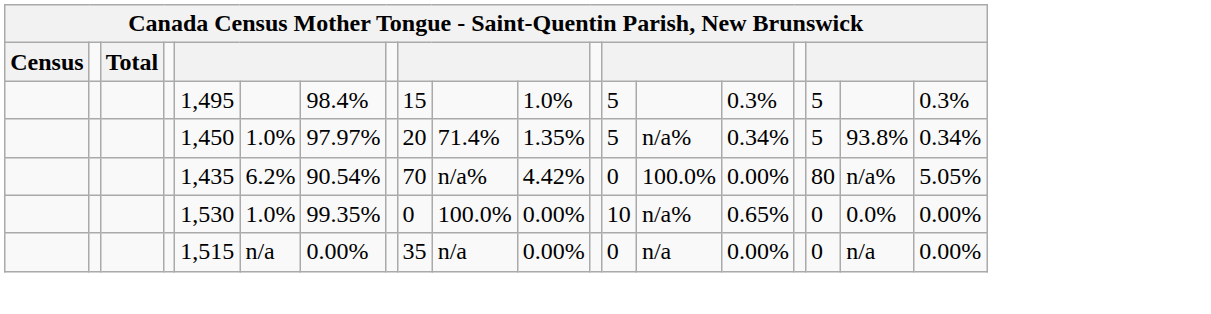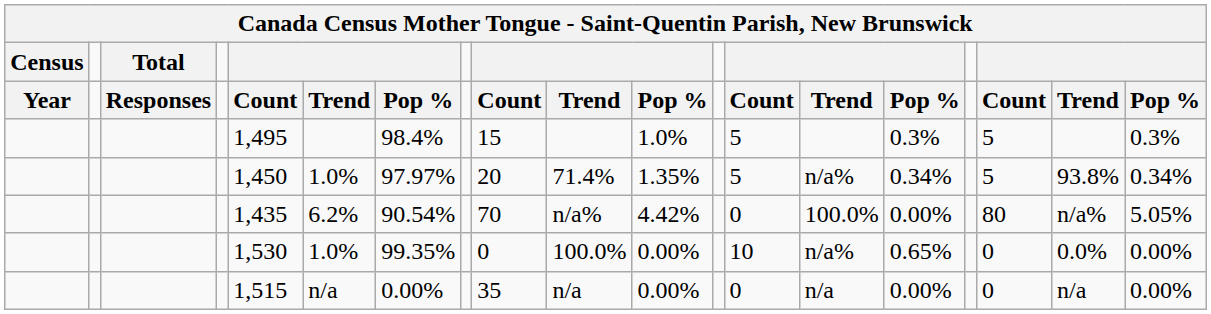+ row: (47, 99)
